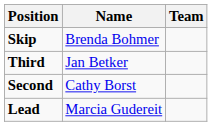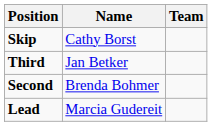(112, 39) Brenda Bohmer -> (101, 39) Cathy Borst
(101, 86) Cathy Borst -> (112, 86) Brenda Bohmer
